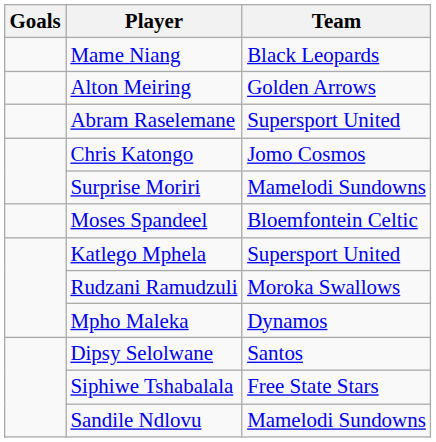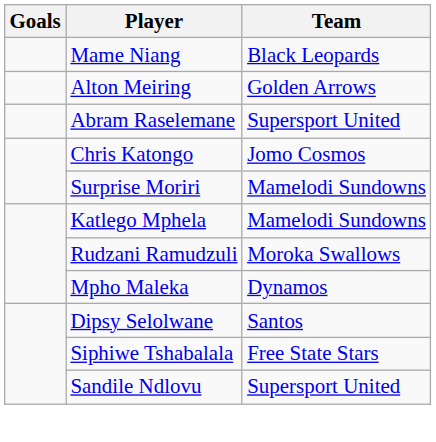- row: (139, 220)
(324, 253) Supersport United -> (337, 220) Mamelodi Sundowns
(337, 420) Mamelodi Sundowns -> (324, 386) Supersport United
